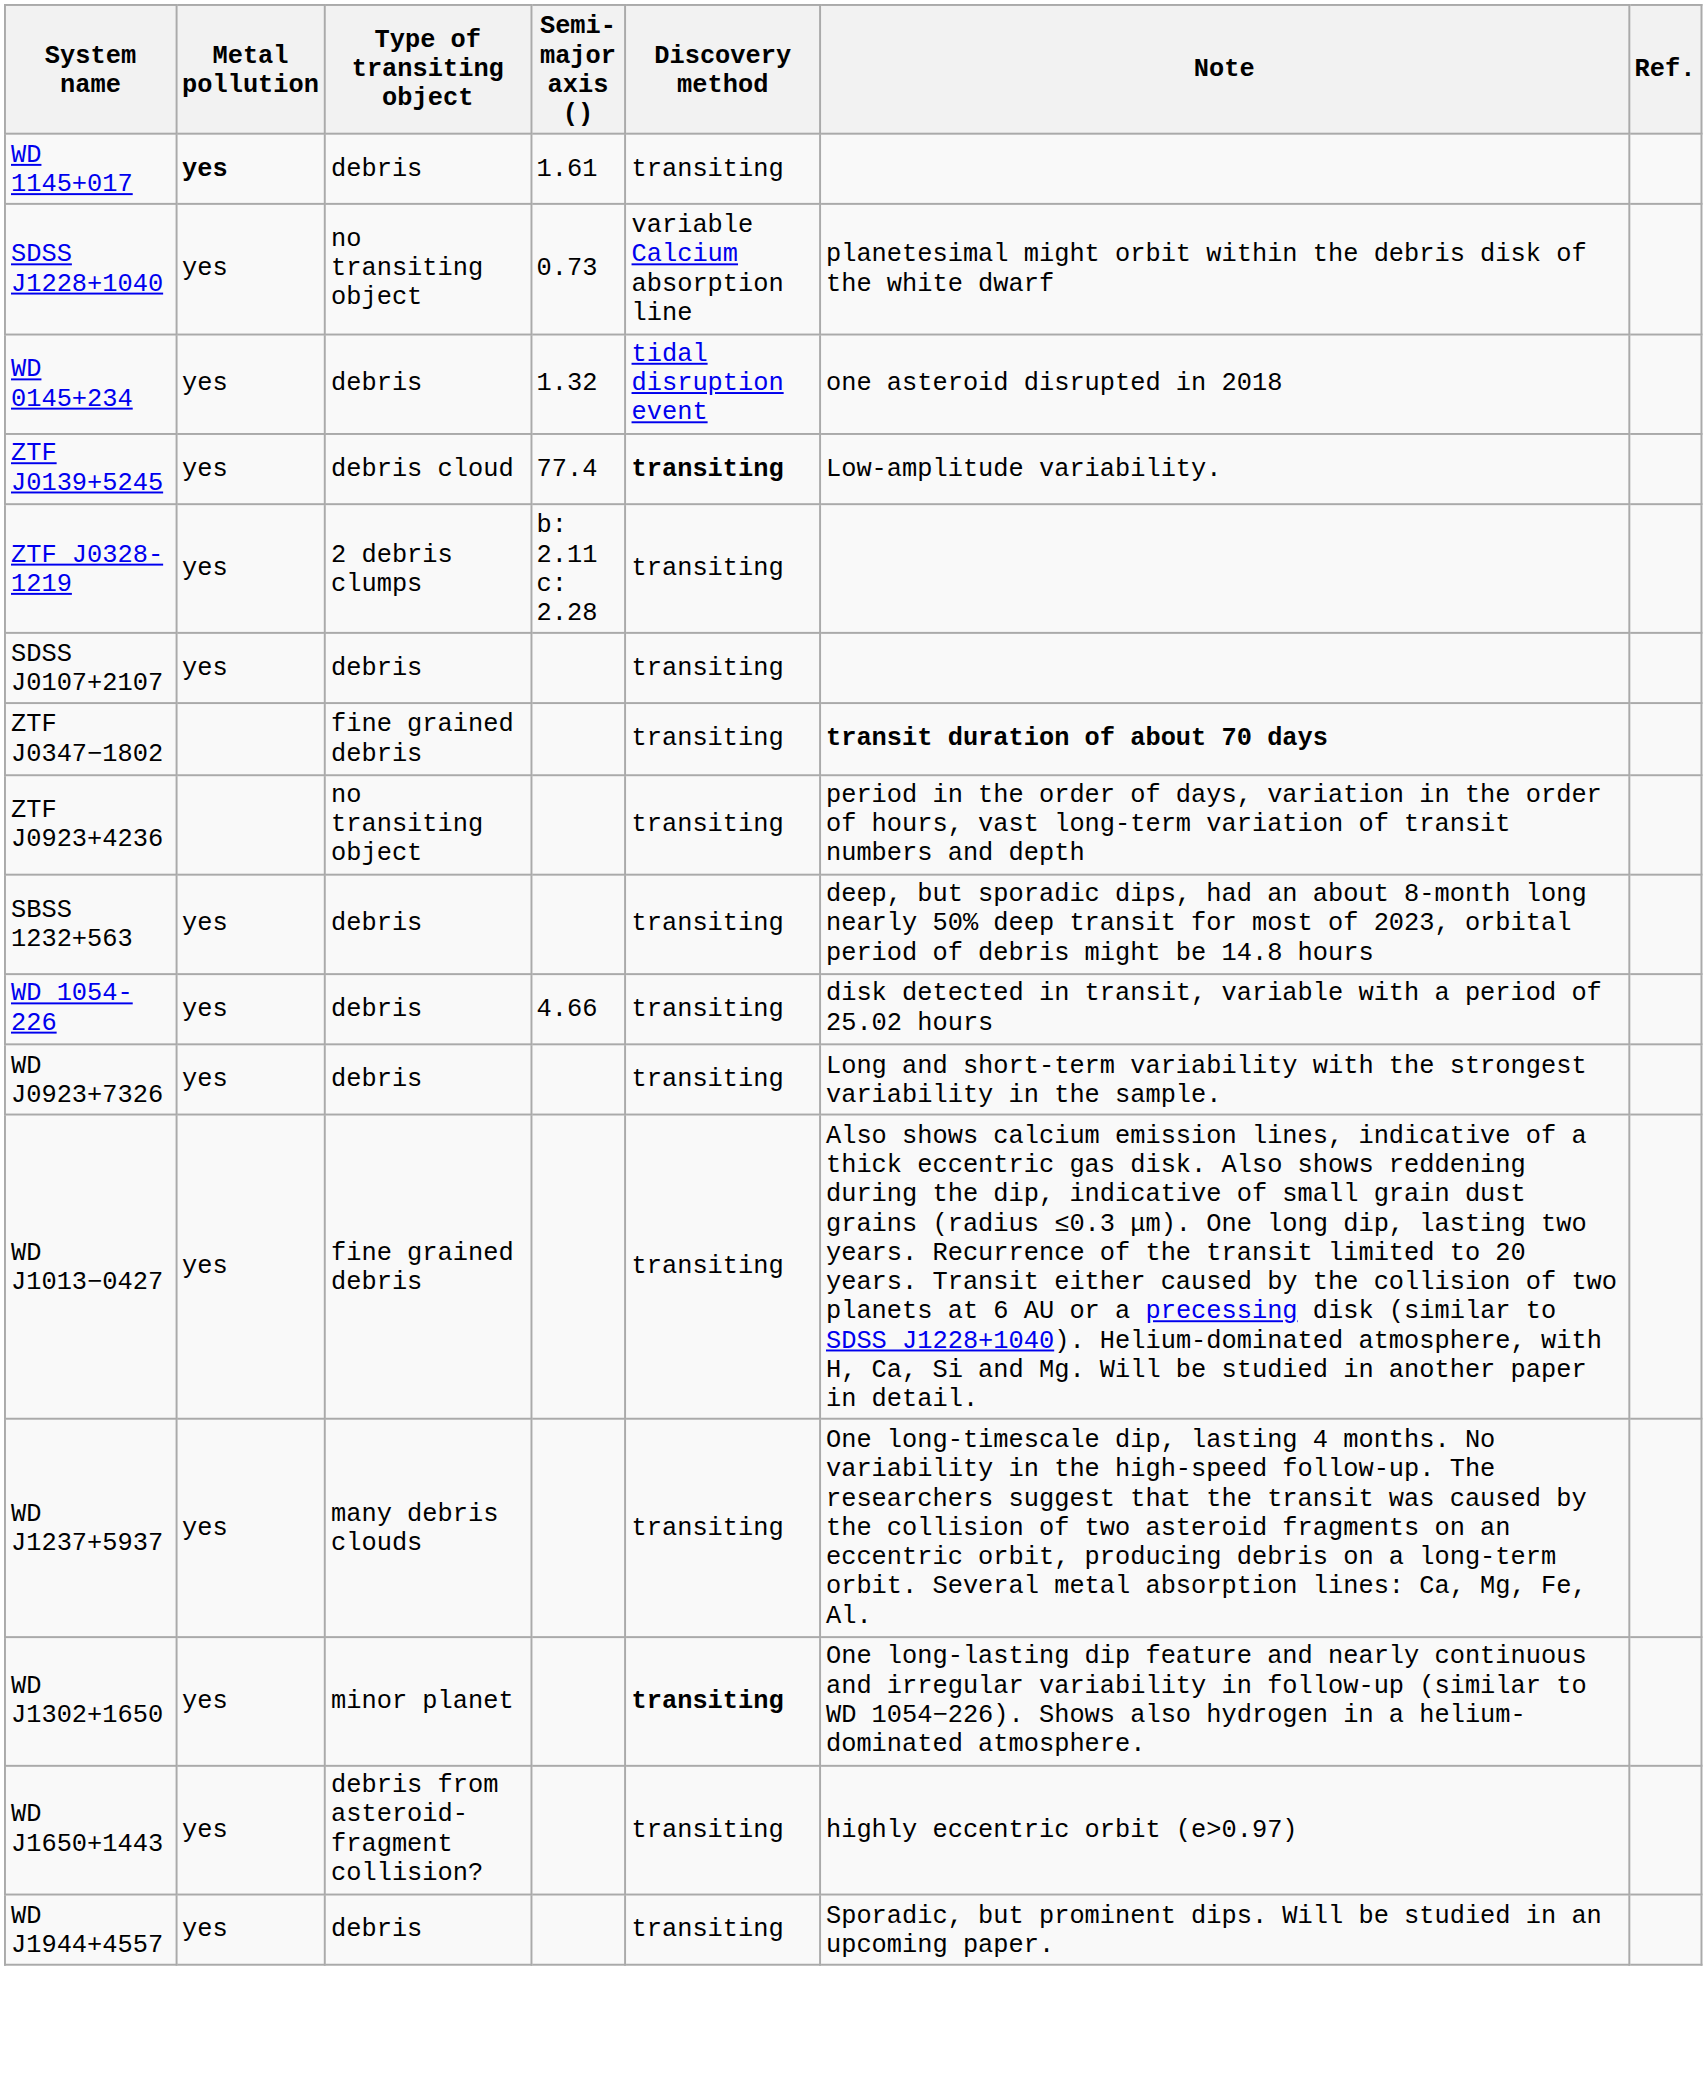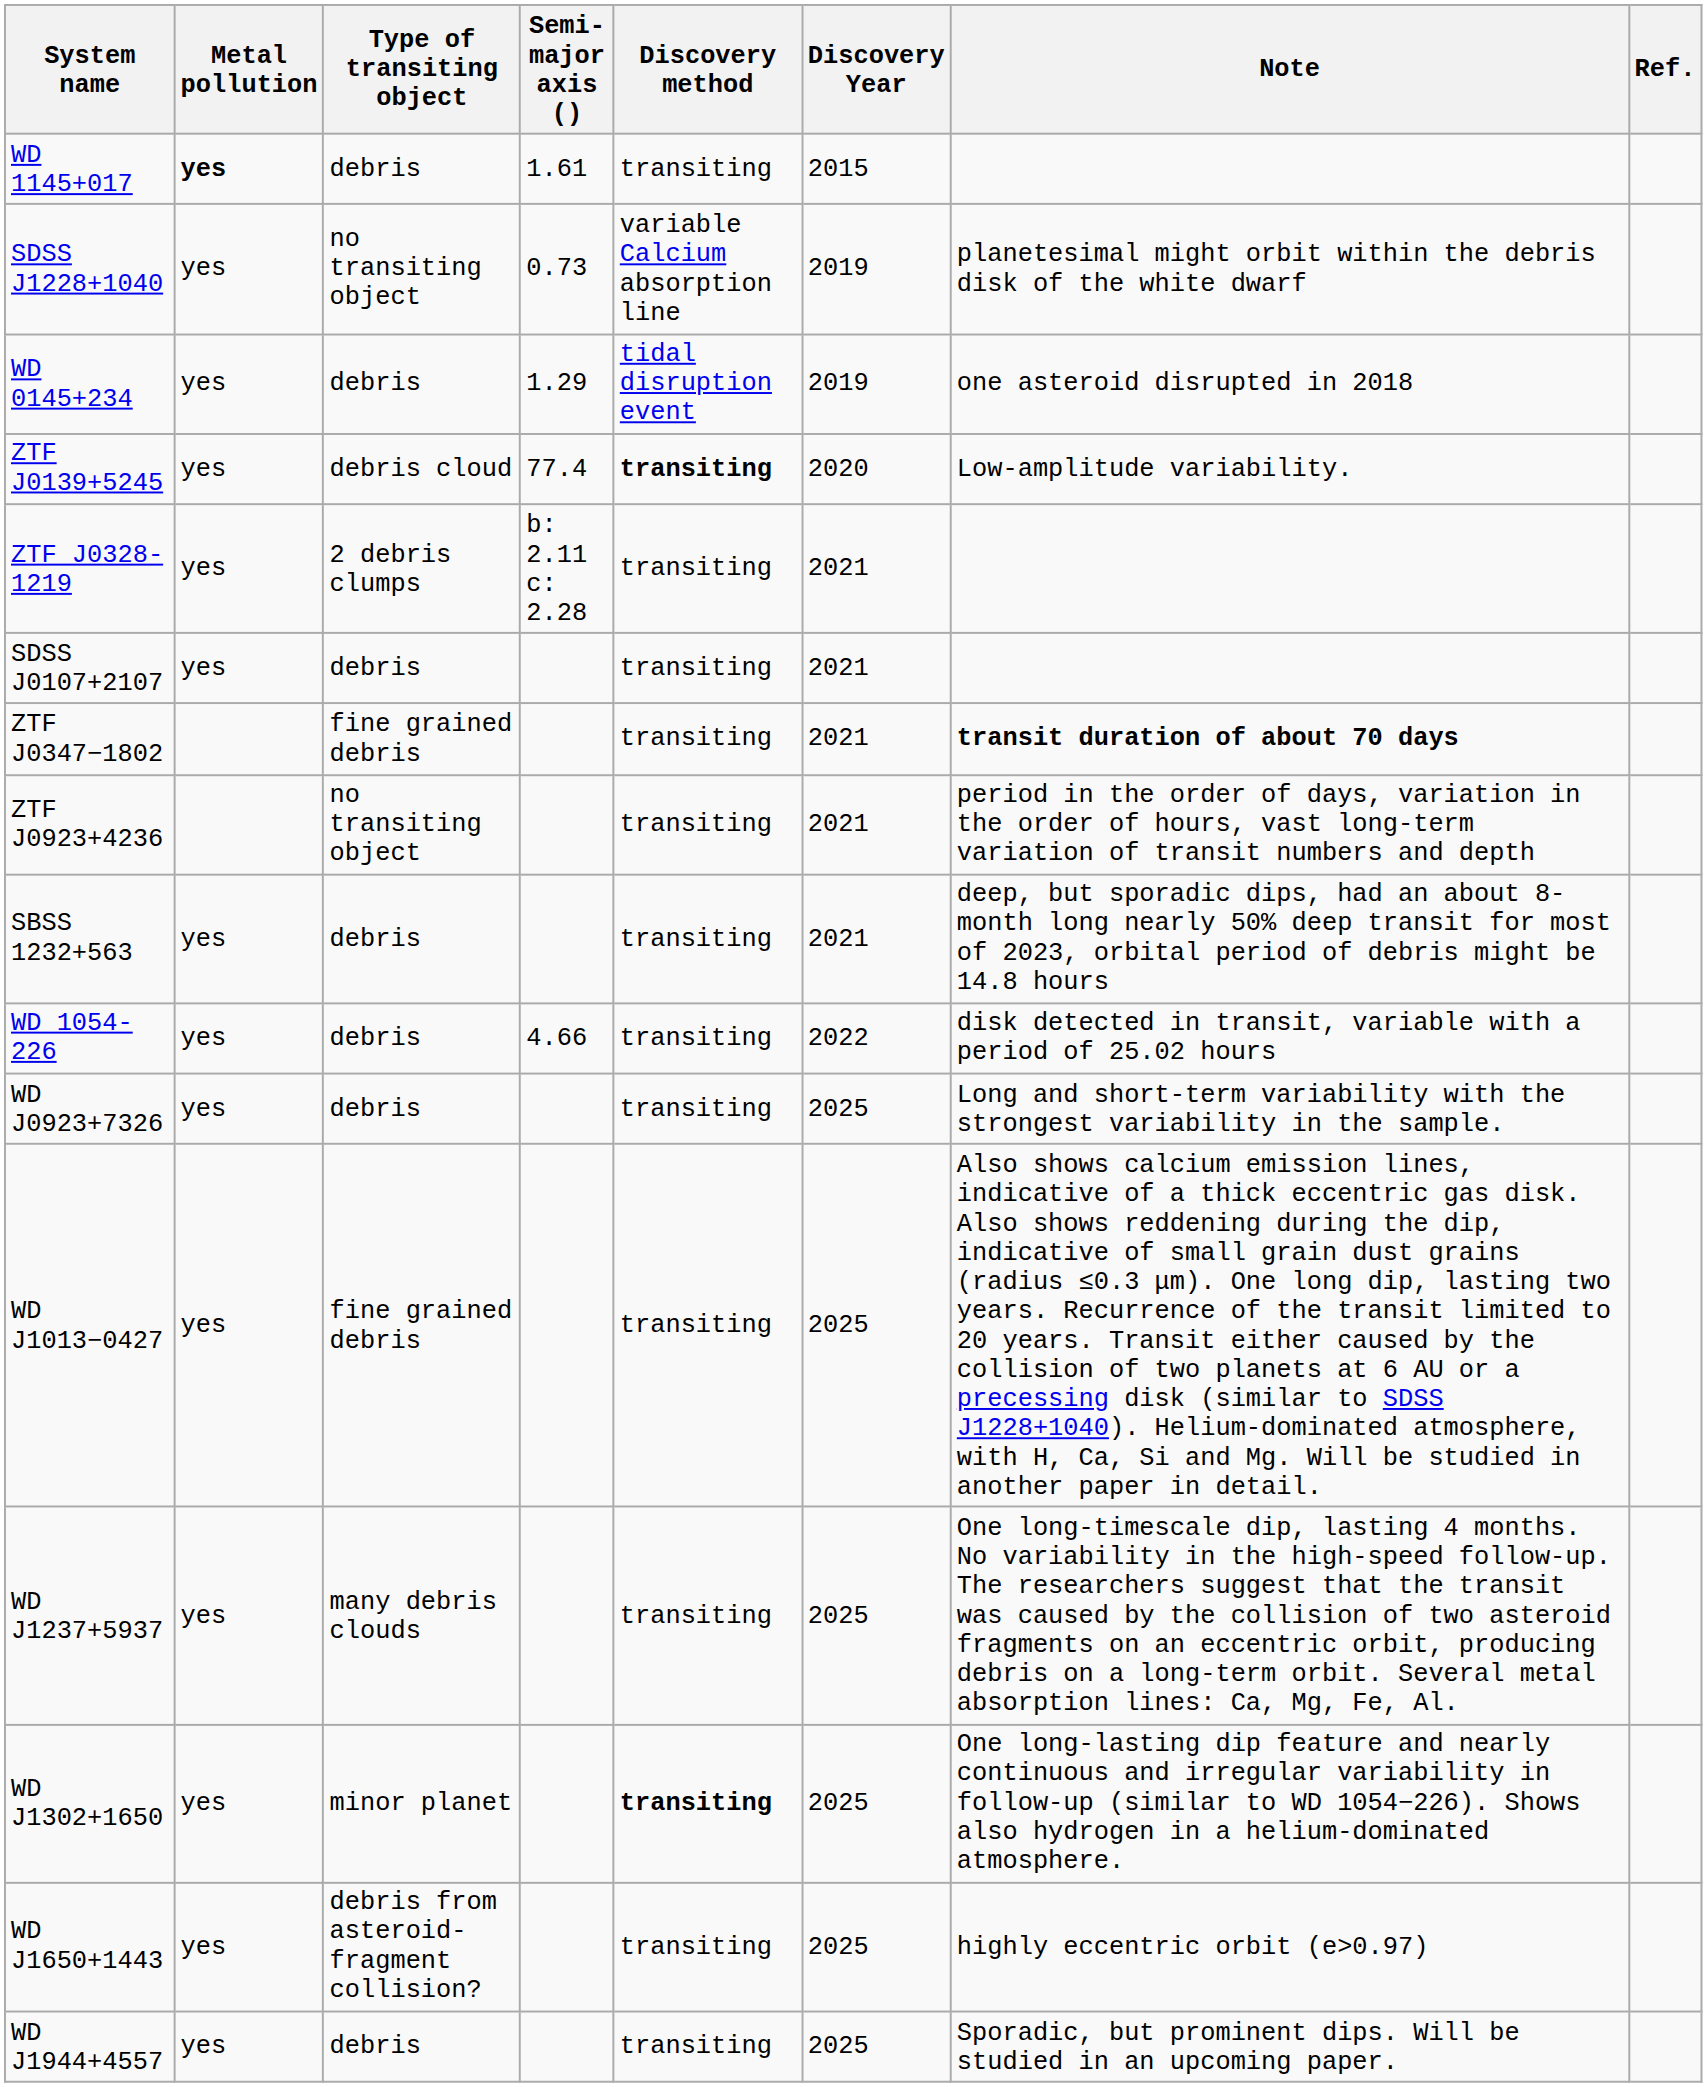+ column: (876, 70)
(567, 384) 1.32 -> (557, 384) 1.29
